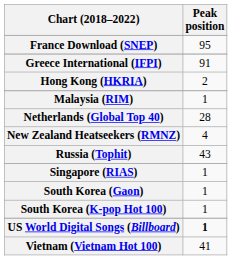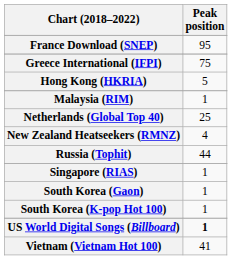(205, 63) 91 -> (205, 63) 75
(205, 81) 2 -> (205, 81) 5
(205, 117) 28 -> (205, 117) 25
(205, 154) 43 -> (205, 154) 44
